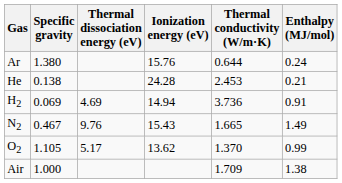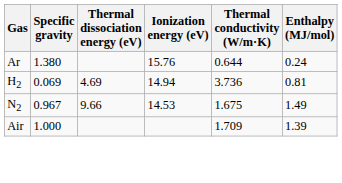- row: (14, 81)
(296, 102) 0.91 -> (296, 82) 0.81
(47, 124) 0.467 -> (47, 105) 0.967
(91, 124) 9.76 -> (91, 105) 9.66
(161, 124) 15.43 -> (161, 105) 14.53
(228, 124) 1.665 -> (228, 105) 1.675
- row: (14, 147)
(296, 168) 1.38 -> (296, 126) 1.39
